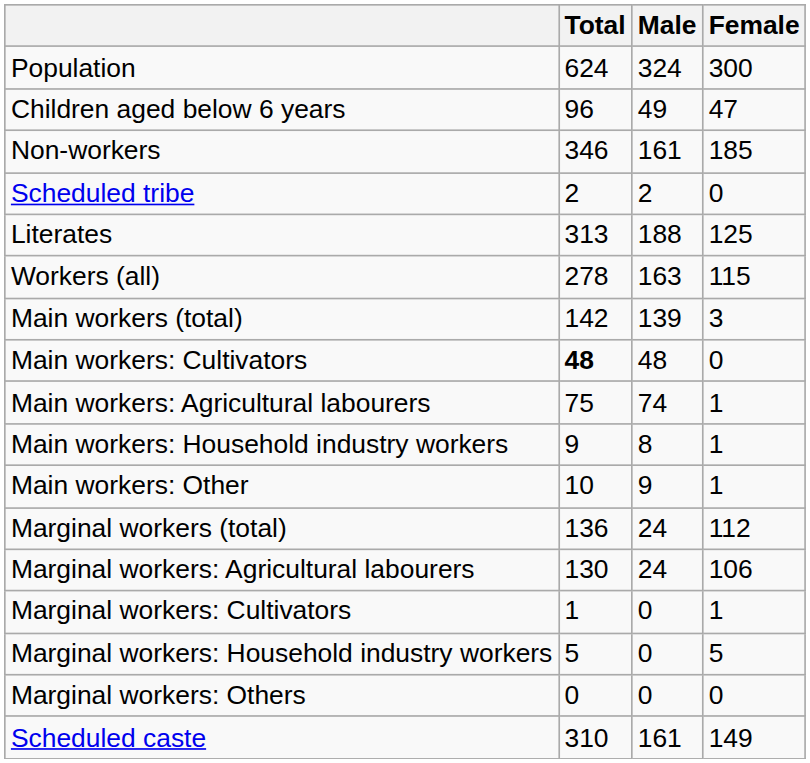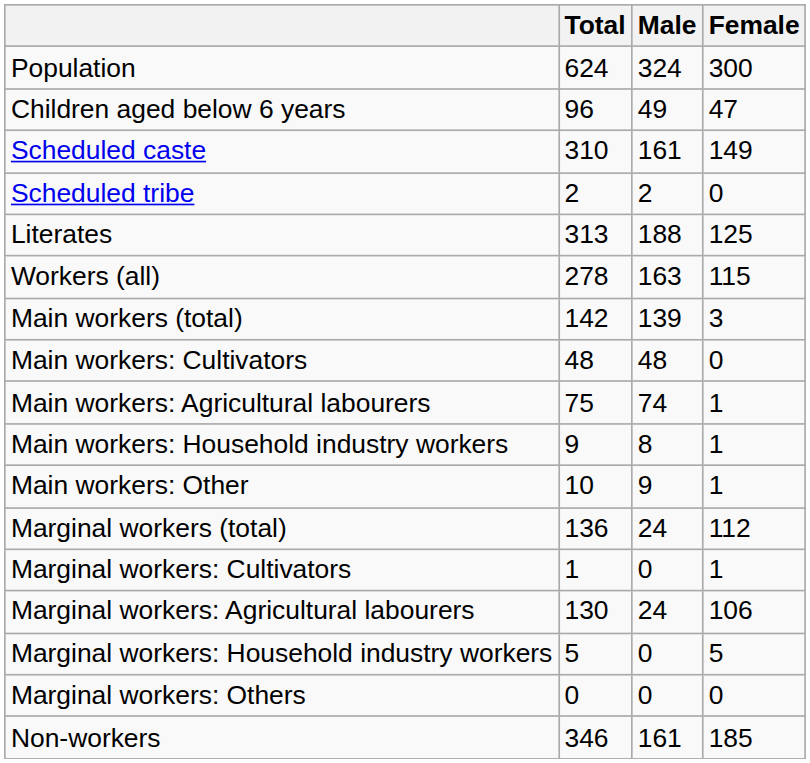rows swapped: (109, 737) <-> (86, 151)
(579, 360) bold -> (579, 360) normal
rows swapped: (181, 611) <-> (243, 569)
